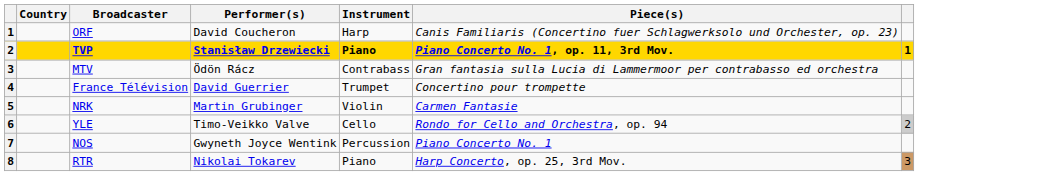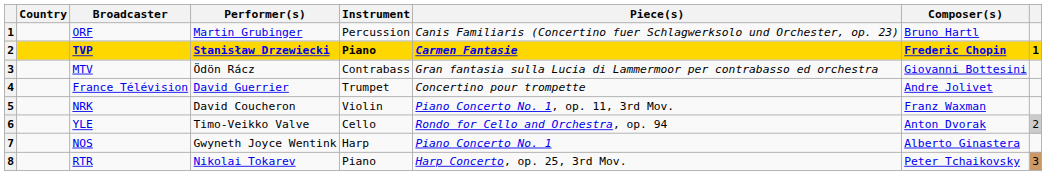+ column: (966, 14)
(245, 32) David Coucheron -> (248, 32) Martin Grubinger
(356, 32) Harp -> (376, 32) Percussion
(545, 51) Piano Concerto No. 1, op. 11, 3rd Mov. -> (466, 51) Carmen Fantasie
(248, 106) Martin Grubinger -> (245, 106) David Coucheron
(466, 106) Carmen Fantasie -> (545, 106) Piano Concerto No. 1, op. 11, 3rd Mov.
(376, 143) Percussion -> (356, 143) Harp
